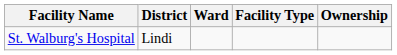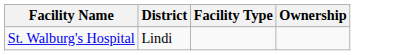- column: (211, 15)
